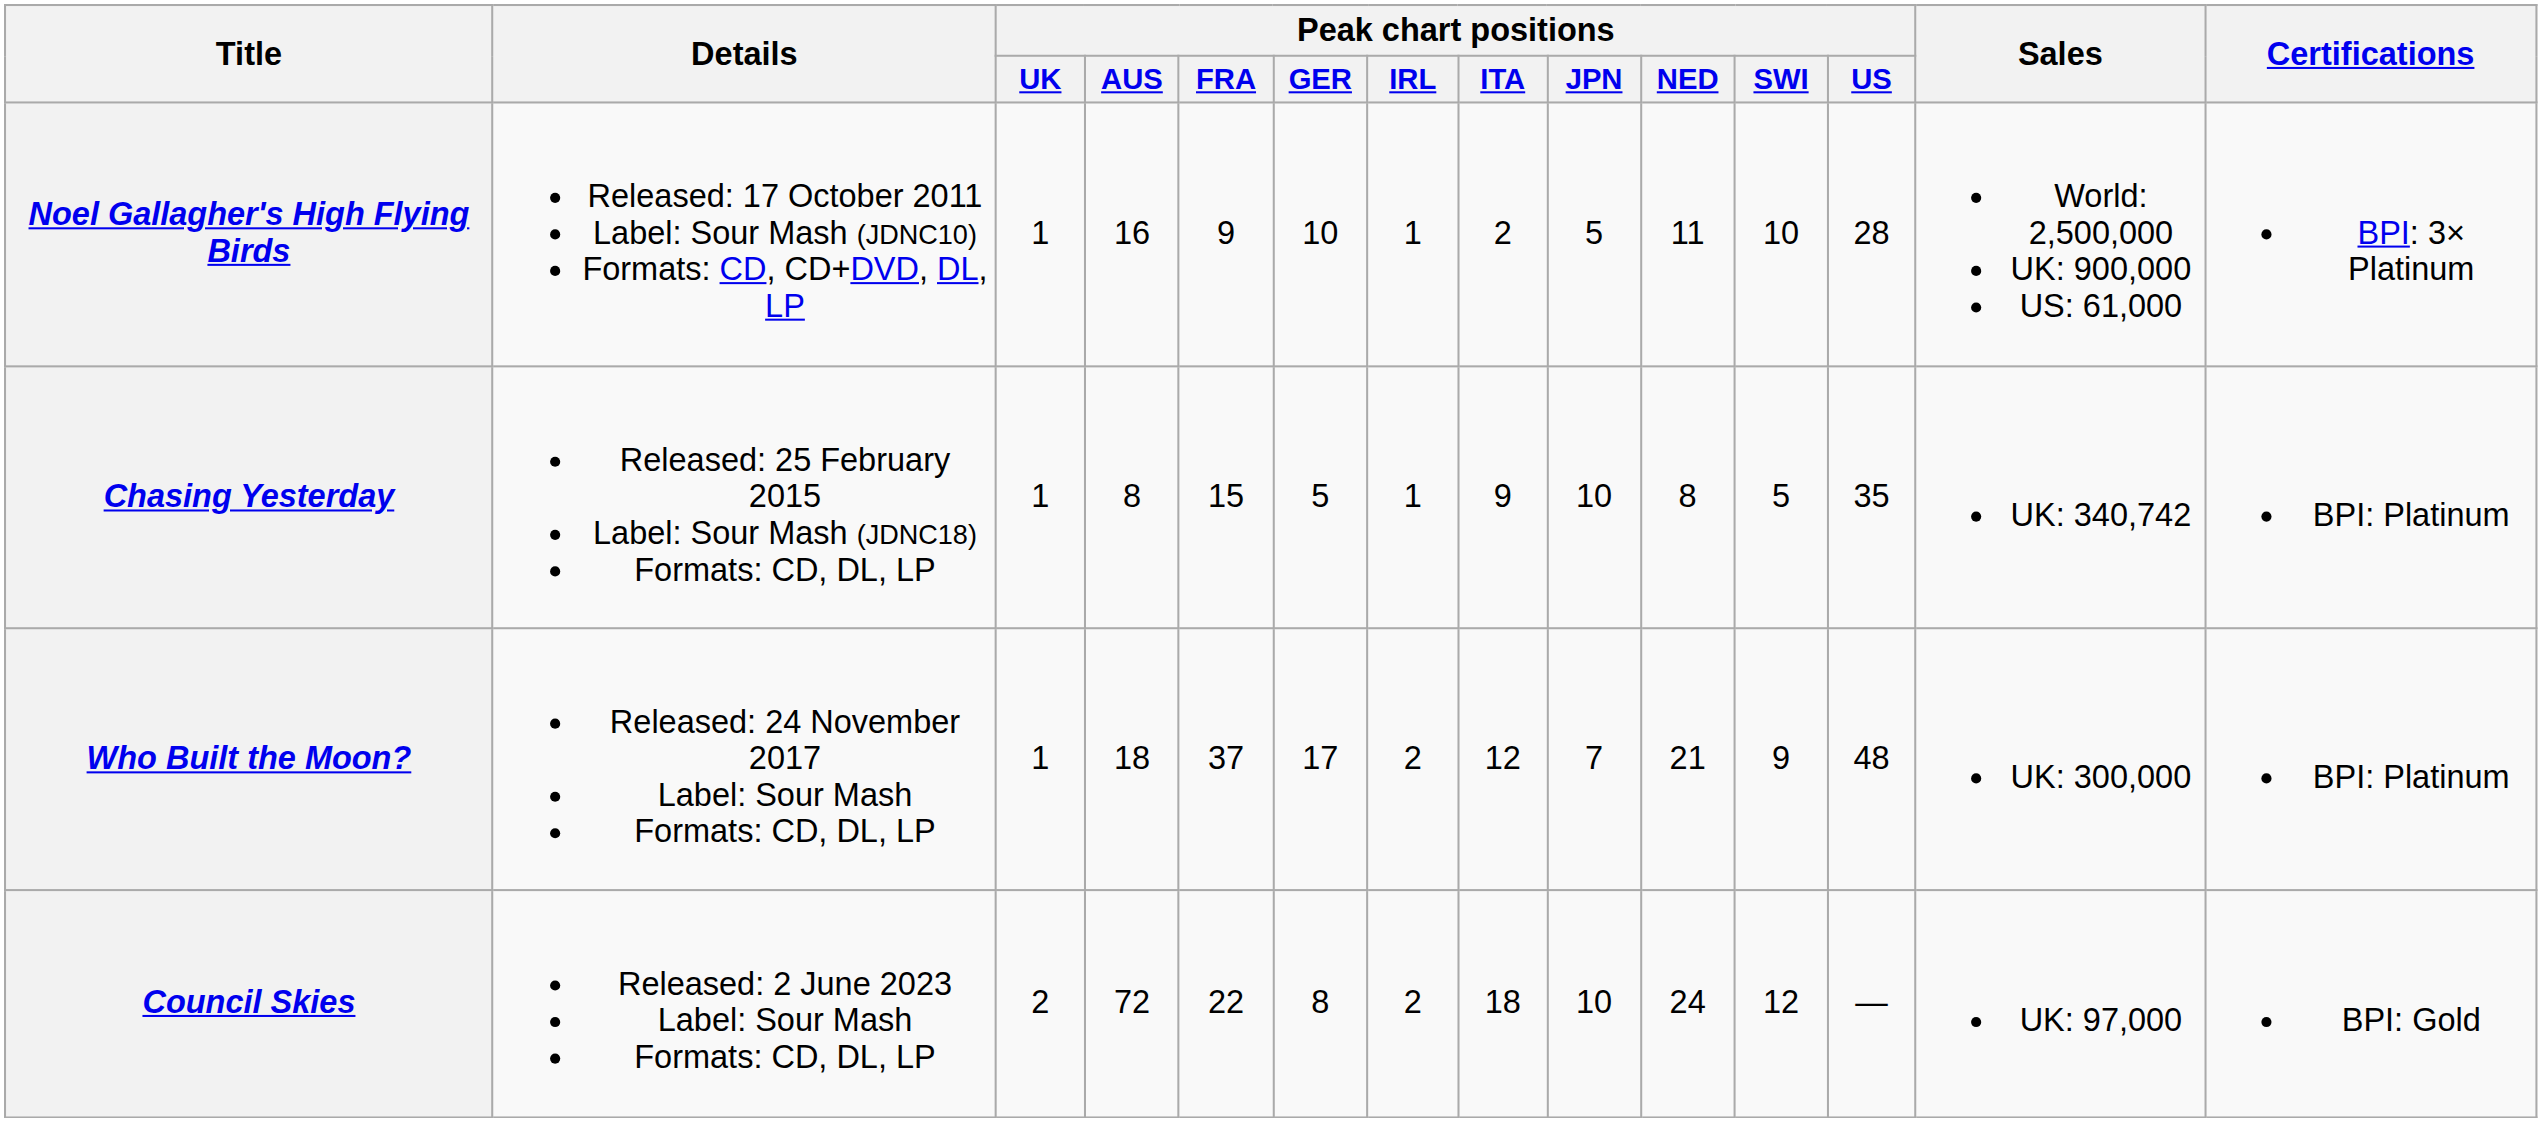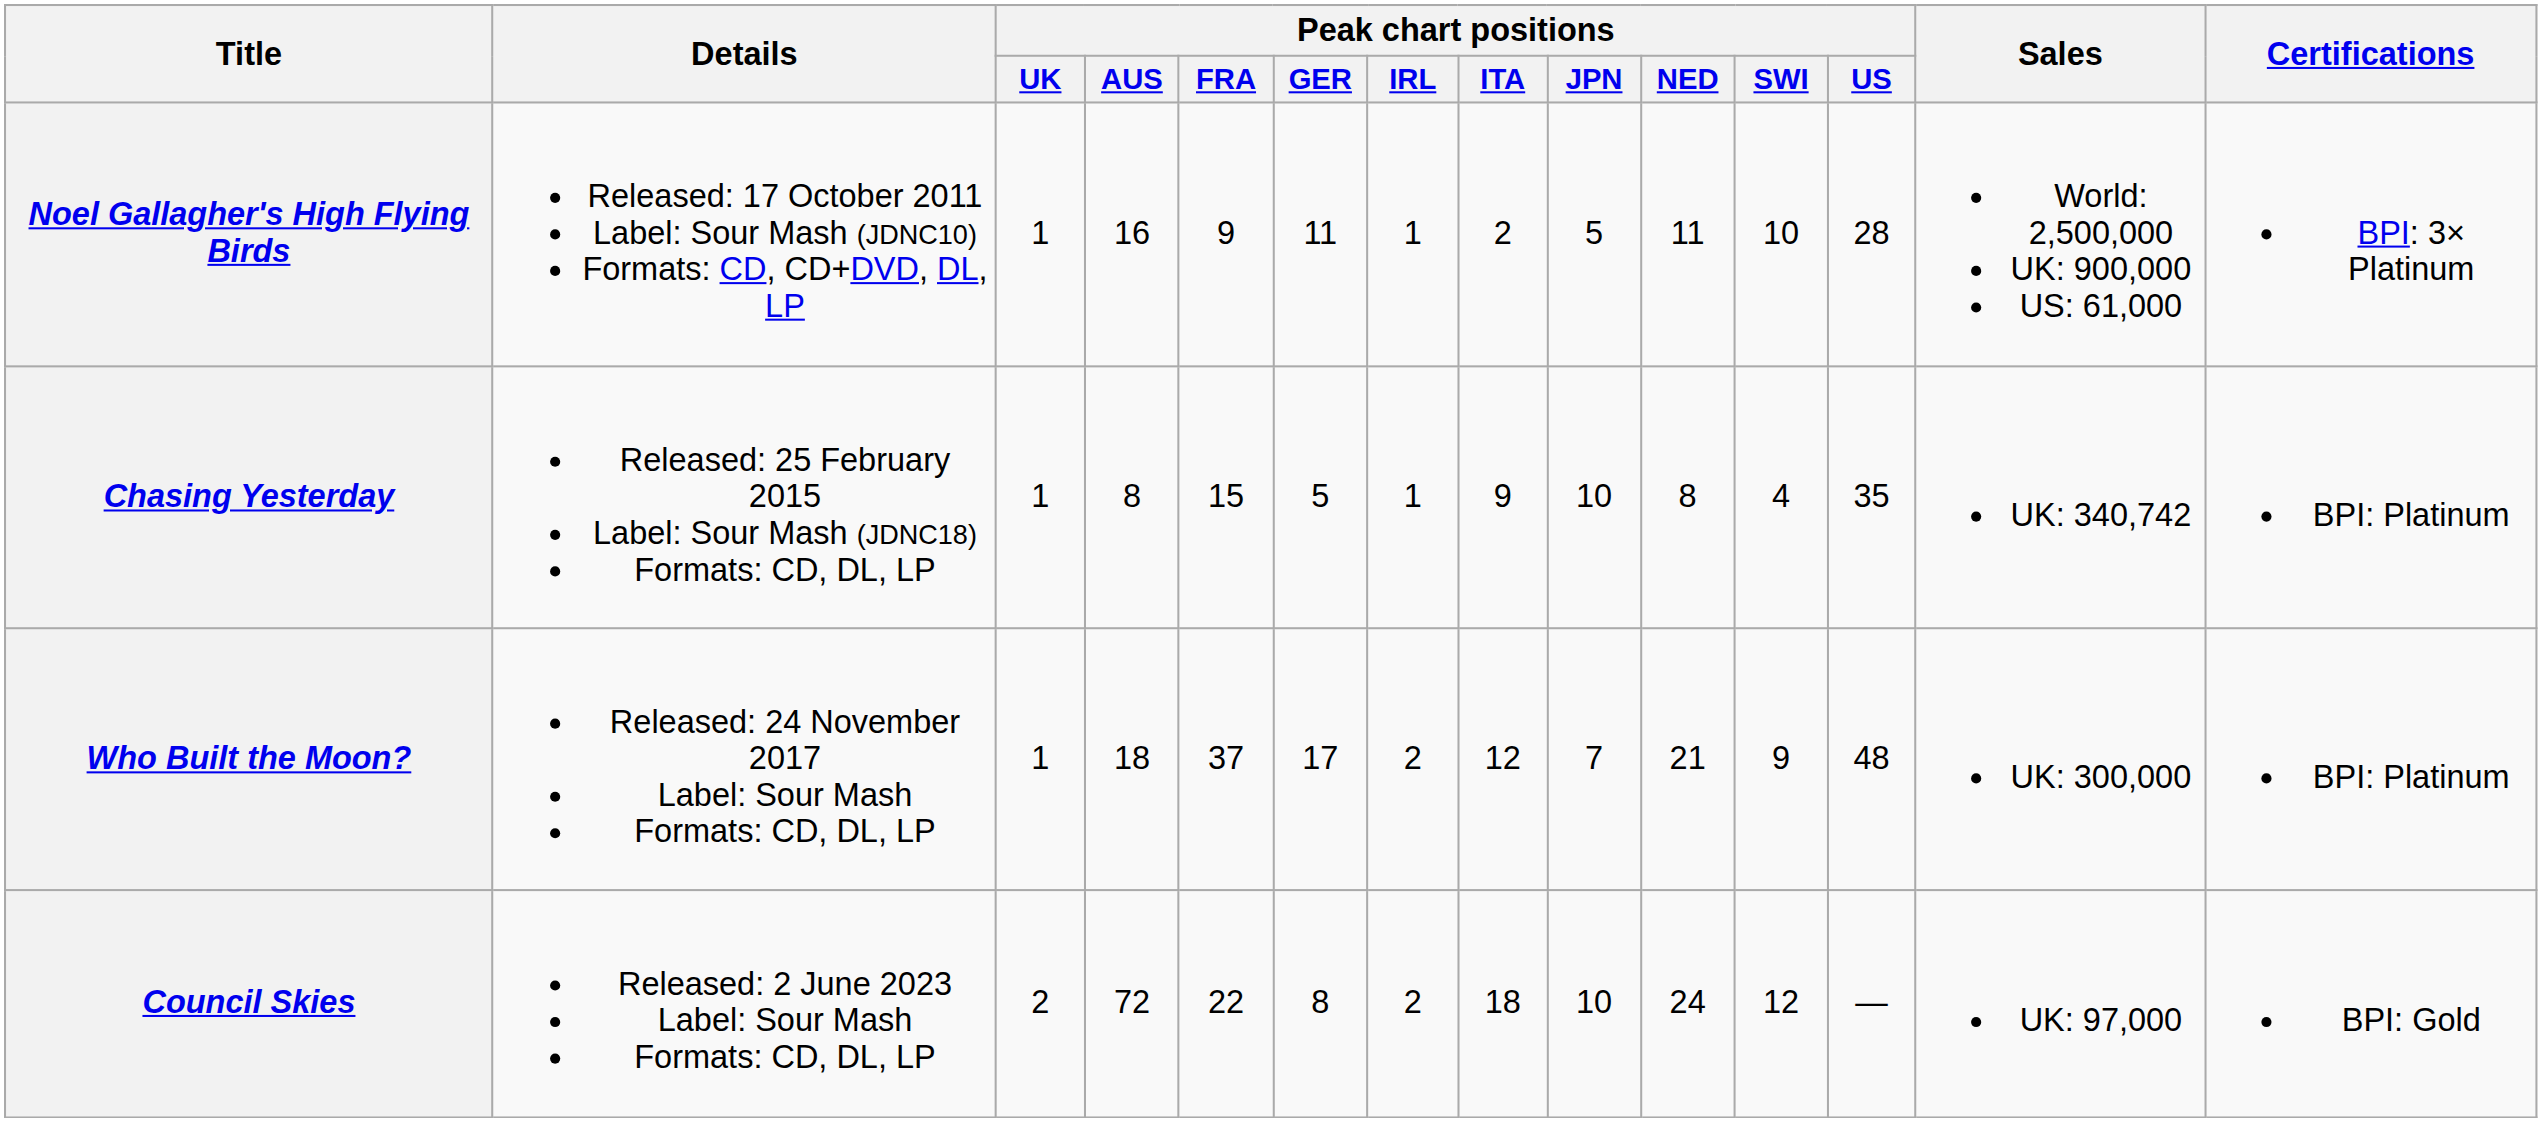(1320, 233) 10 -> (1320, 233) 11
(1781, 496) 5 -> (1781, 496) 4
